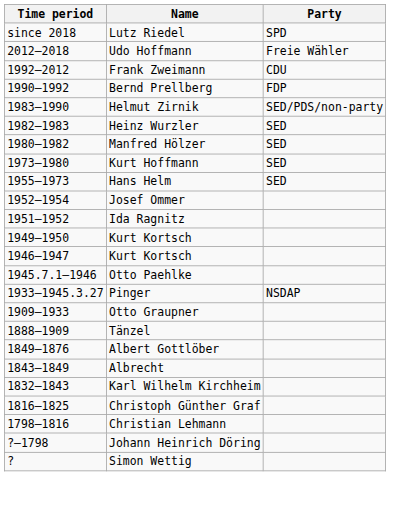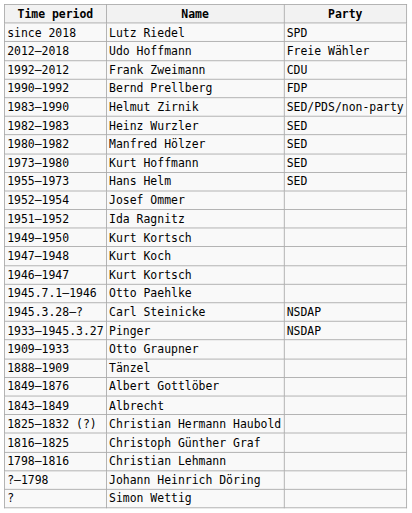+ row: (38, 256)
+ row: (45, 312)
- row: (38, 387)
+ row: (52, 424)
